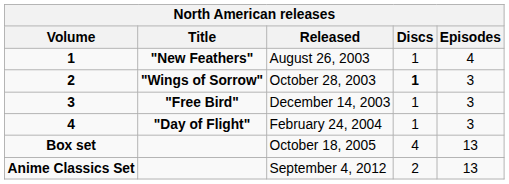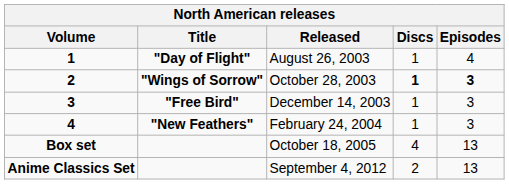(202, 59) "New Feathers" -> (202, 59) "Day of Flight"
(470, 80) normal -> (470, 80) bold
(202, 124) "Day of Flight" -> (202, 124) "New Feathers"
